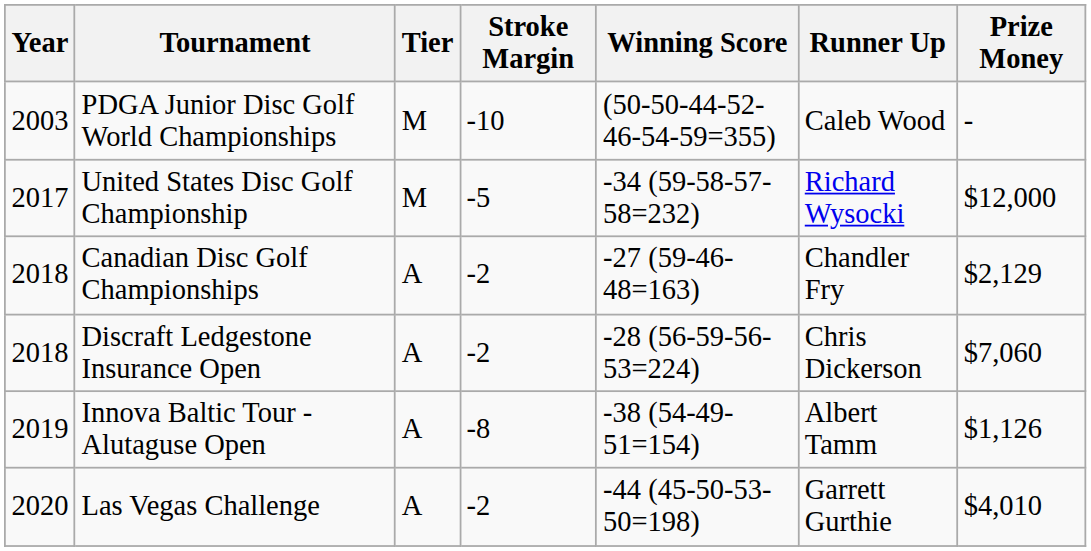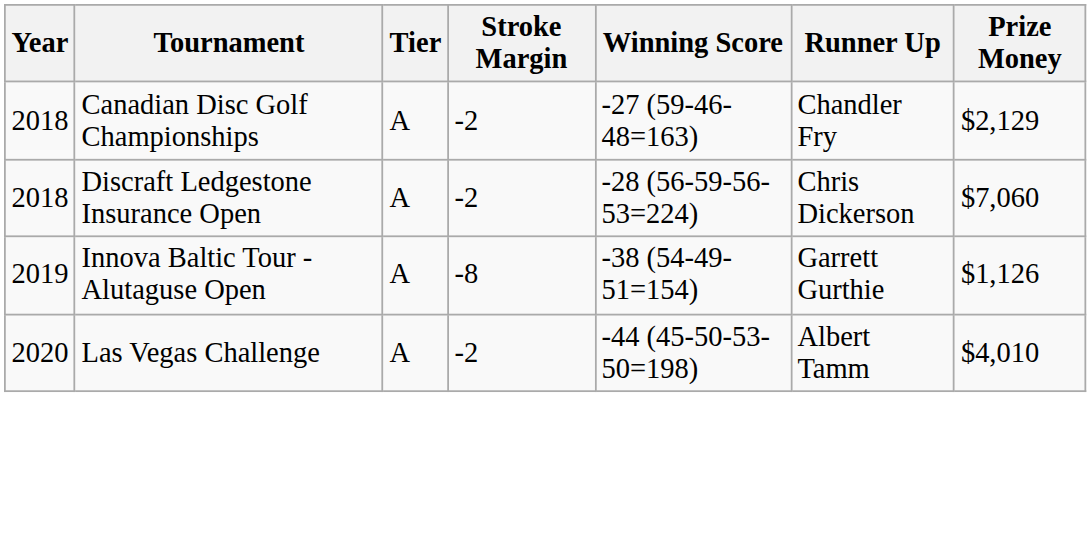- row: (218, 120)
- row: (217, 197)
(841, 429) Albert Tamm -> (841, 274) Garrett Gurthie
(848, 506) Garrett Gurthie -> (834, 351) Albert Tamm
